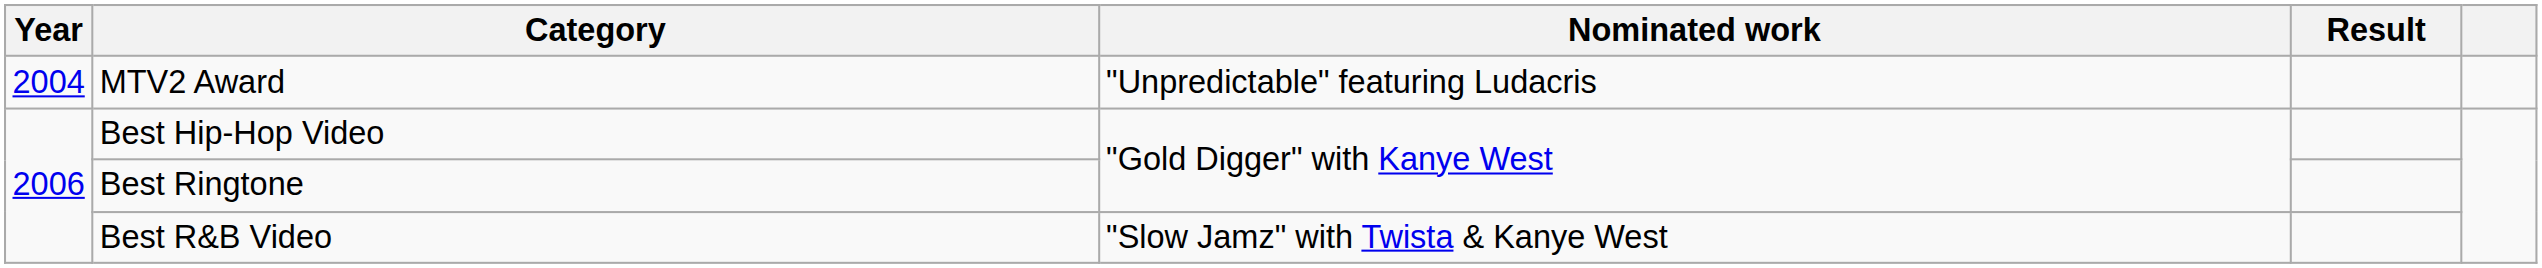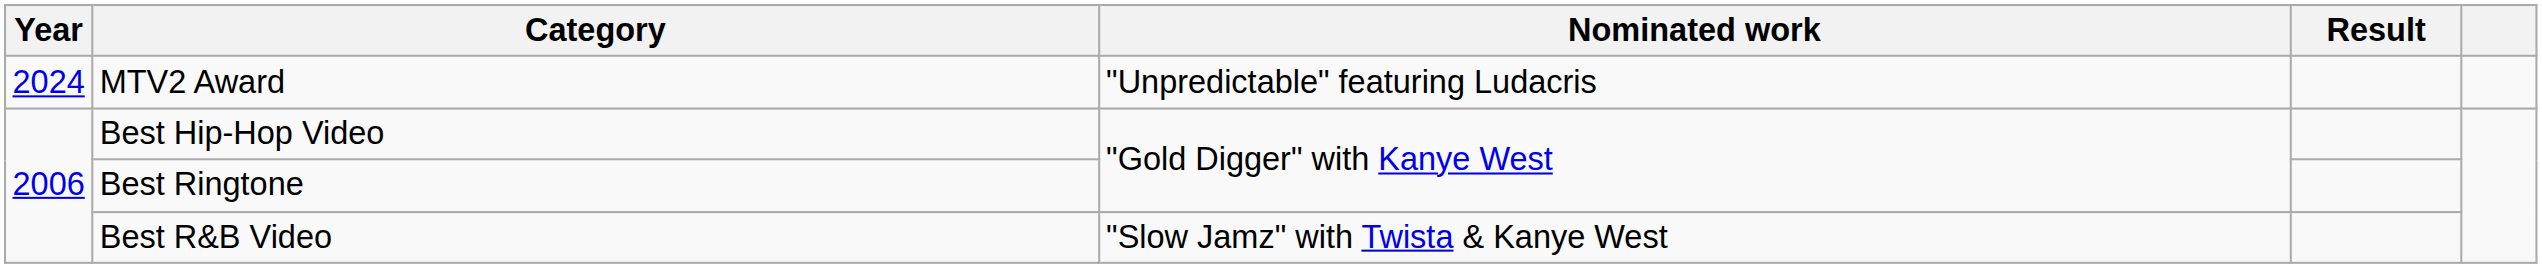(49, 81) 2004 -> (49, 81) 2024
